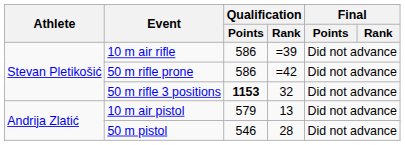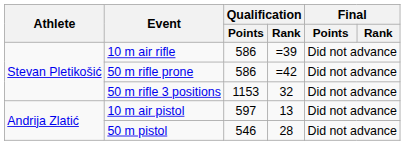(246, 92) bold -> (246, 92) normal
(246, 111) 579 -> (246, 111) 597
